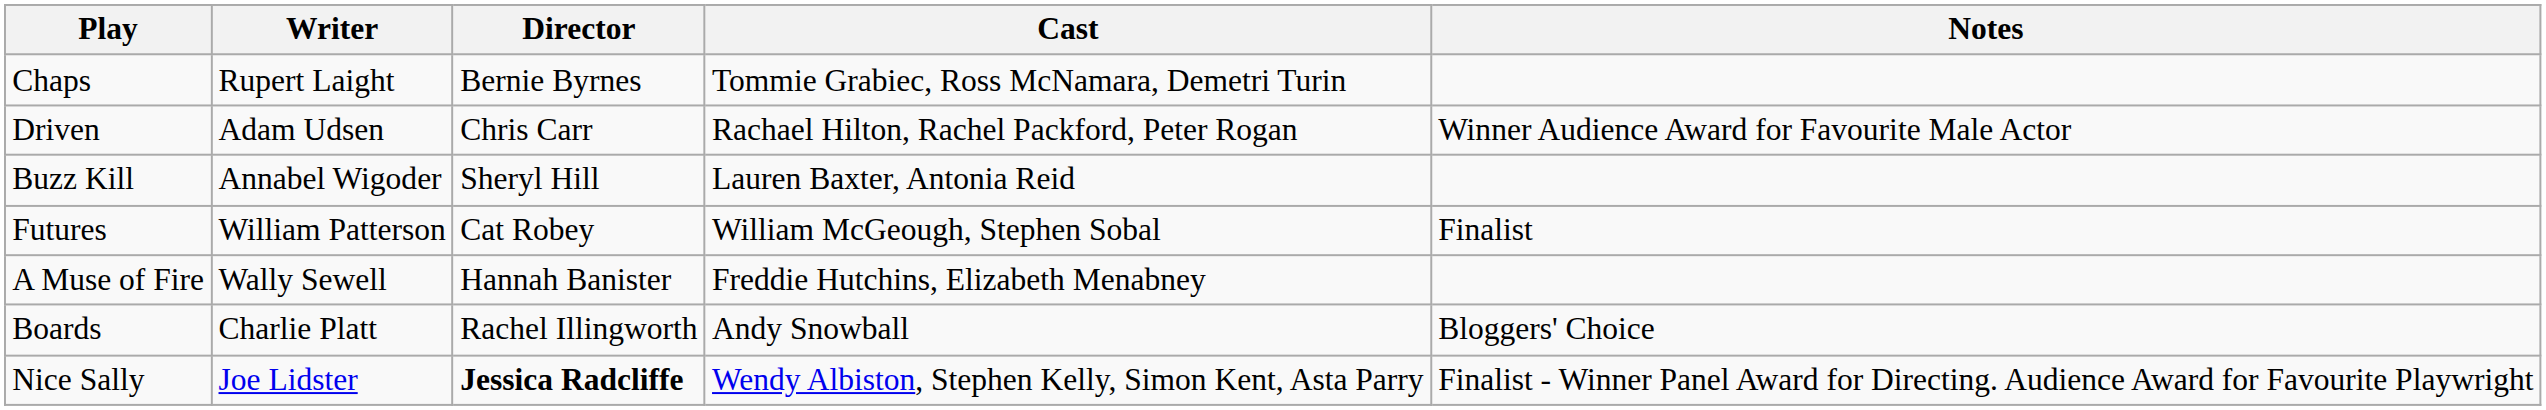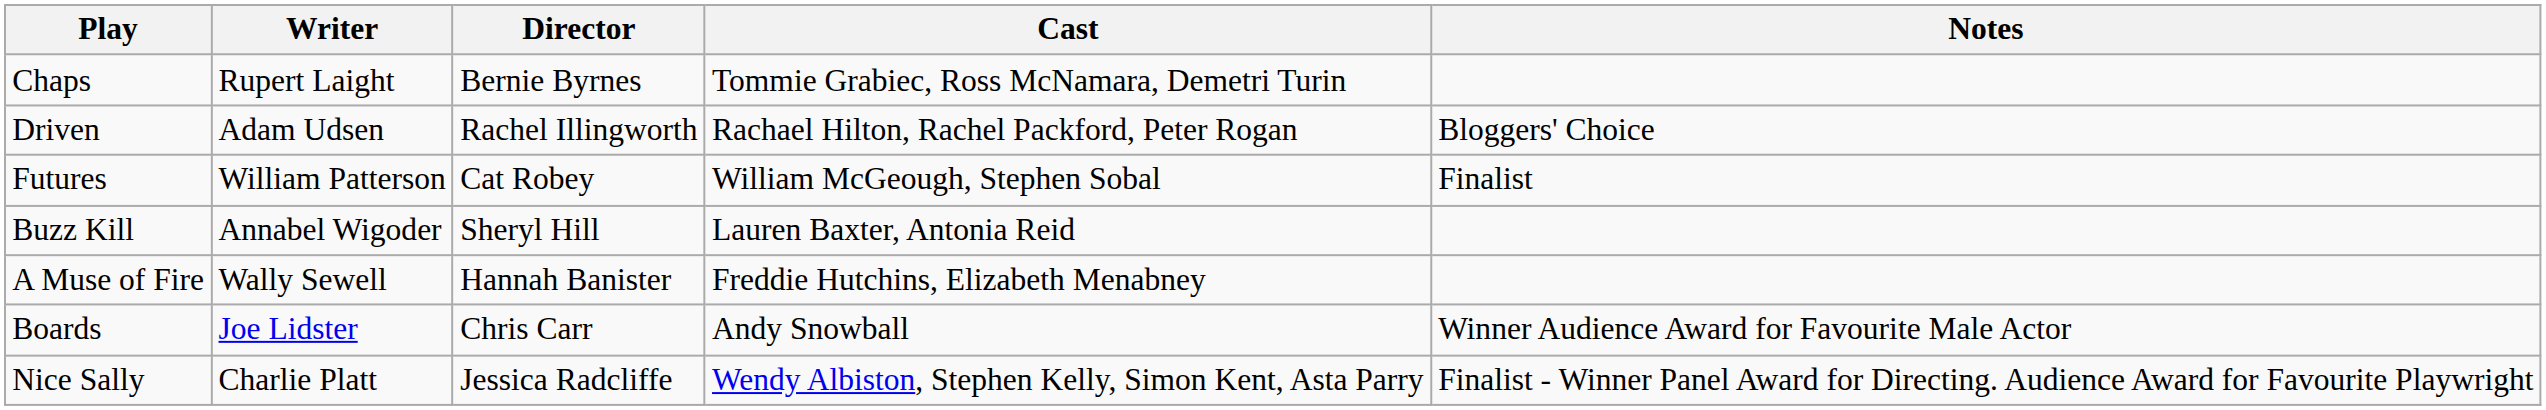(526, 129) Chris Carr -> (579, 129) Rachel Illingworth
(1755, 129) Winner Audience Award for Favourite Male Actor -> (1546, 129) Bloggers' Choice
rows swapped: (60, 229) <-> (73, 179)
(298, 329) Charlie Platt -> (288, 329) Joe Lidster
(579, 329) Rachel Illingworth -> (526, 329) Chris Carr
(1546, 329) Bloggers' Choice -> (1755, 329) Winner Audience Award for Favourite Male Actor
(288, 379) Joe Lidster -> (298, 379) Charlie Platt
(572, 379) bold -> (566, 379) normal
